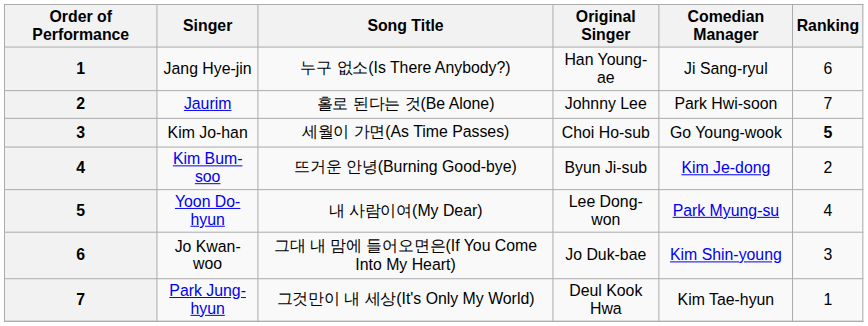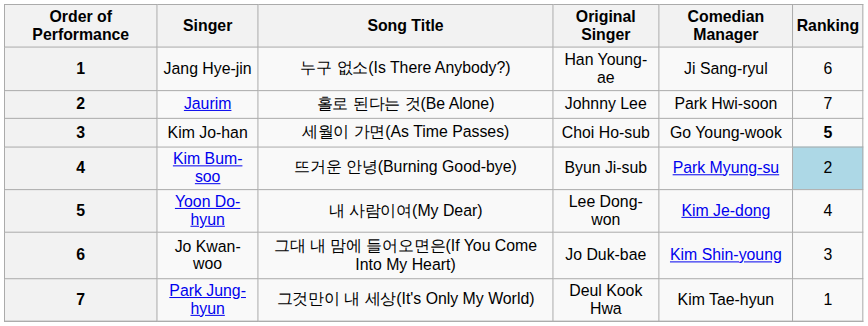(726, 168) Kim Je-dong -> (726, 168) Park Myung-su
(828, 168) no background -> (828, 168) lightblue background
(726, 210) Park Myung-su -> (726, 210) Kim Je-dong
